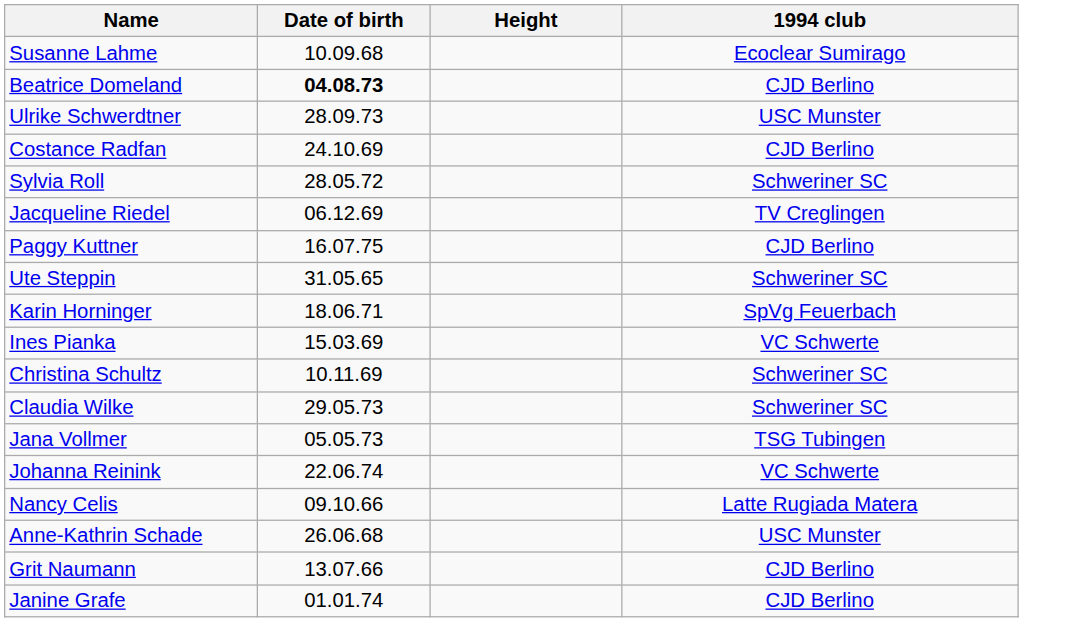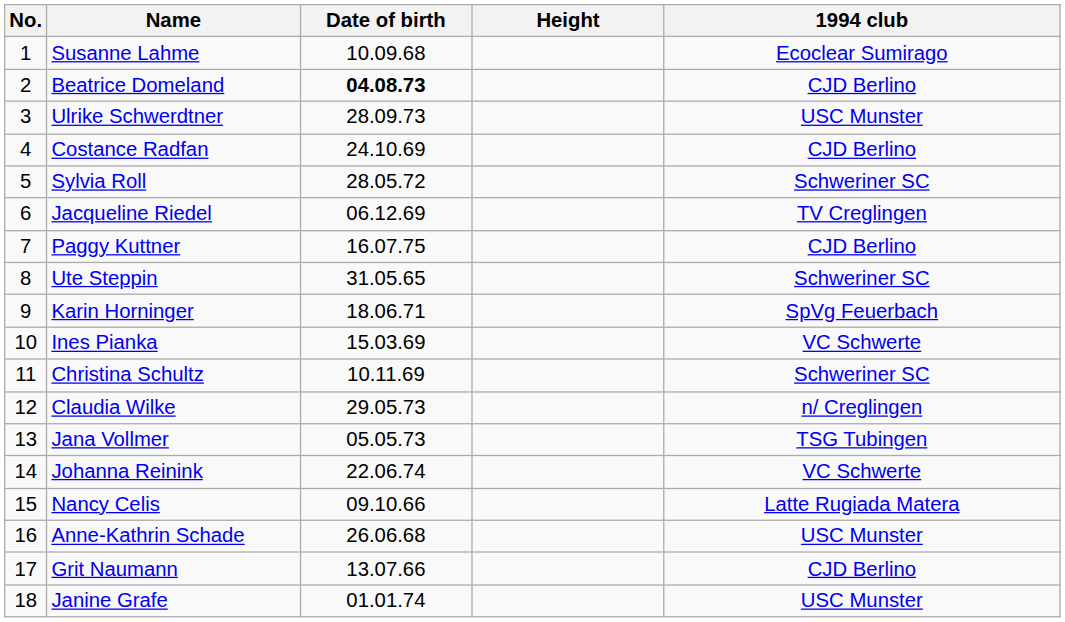+ column: (26, 20)
(820, 407) Schweriner SC -> (862, 407) n/ Creglingen
(820, 600) CJD Berlino -> (862, 600) USC Munster
